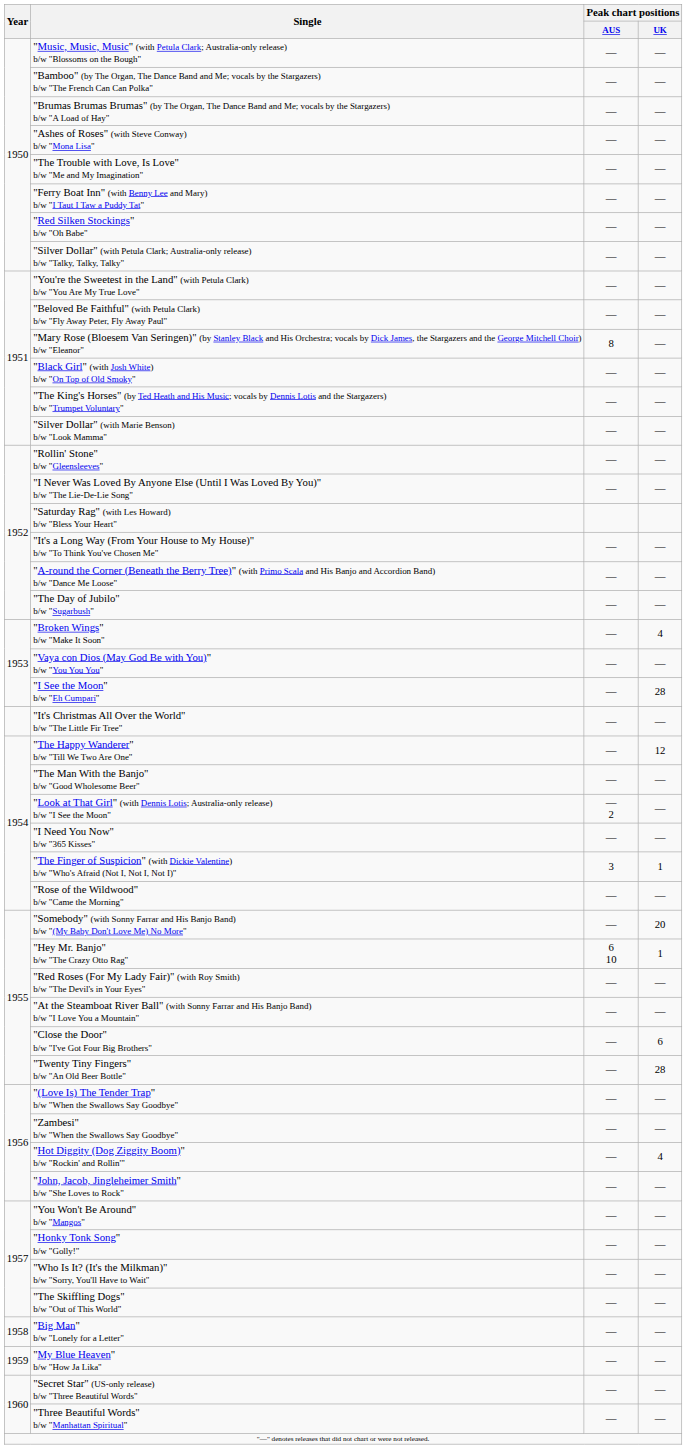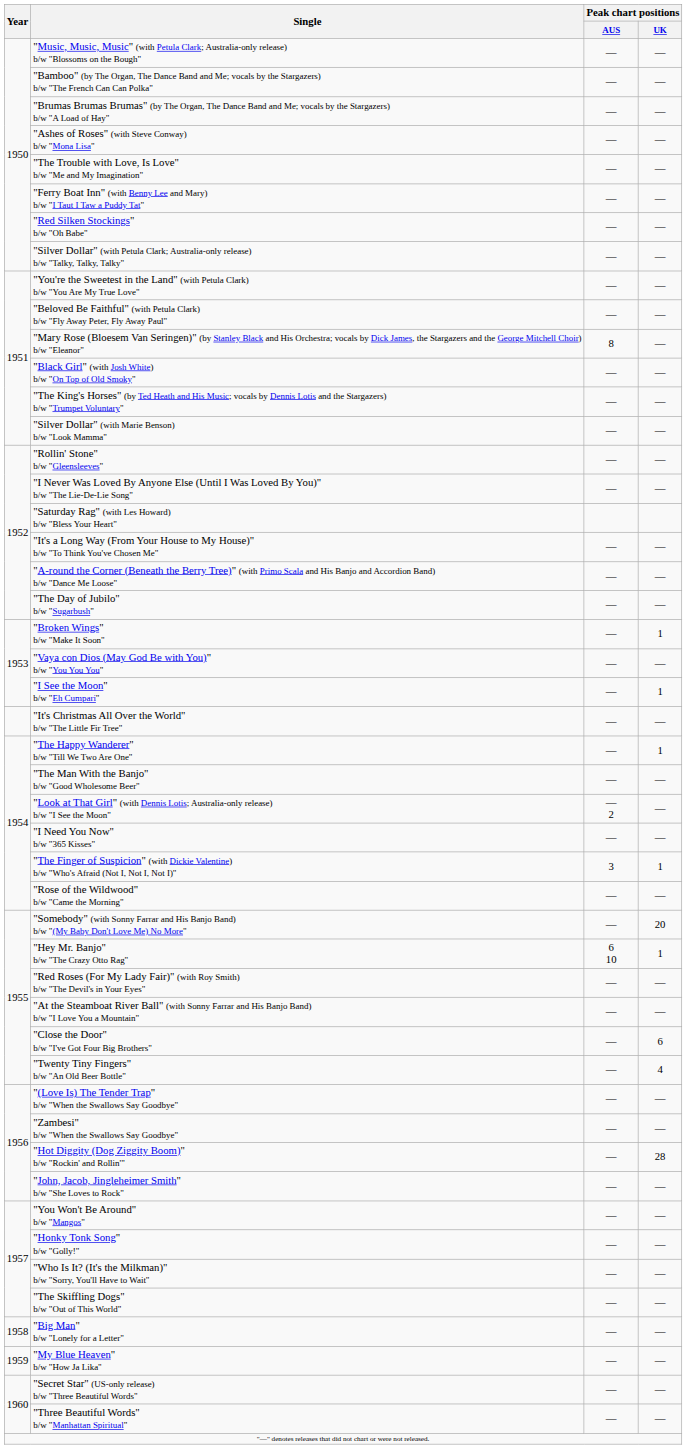(660, 634) 4 -> (660, 634) 1
(660, 692) 28 -> (660, 692) 1
(660, 750) 12 -> (660, 750) 1
(660, 1070) 28 -> (660, 1070) 4
(660, 1157) 4 -> (660, 1157) 28
